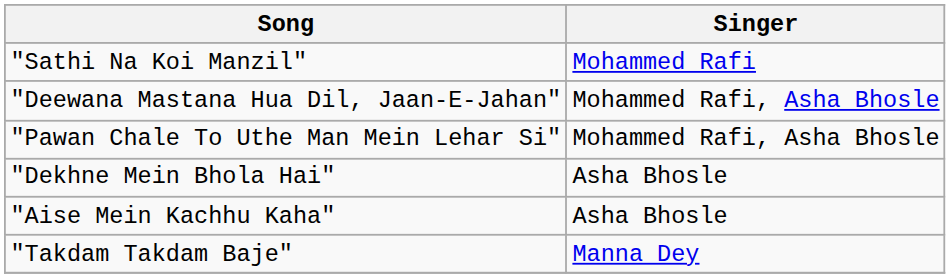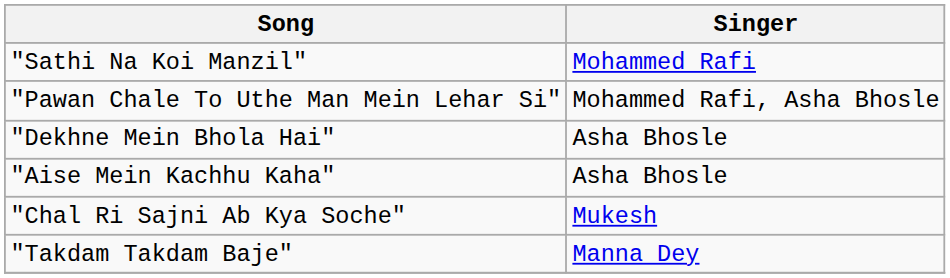- row: (286, 101)
+ row: (208, 216)
